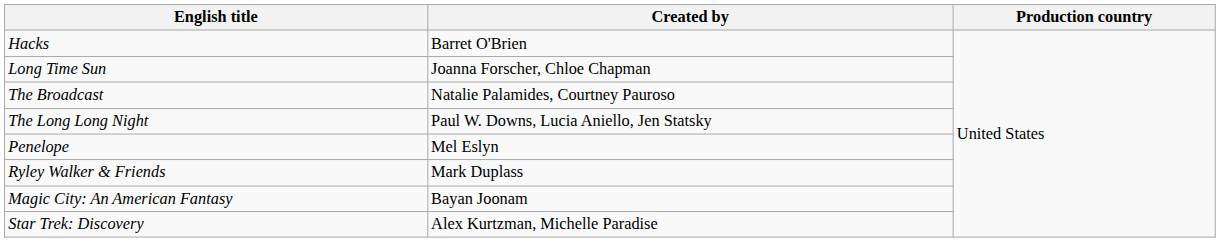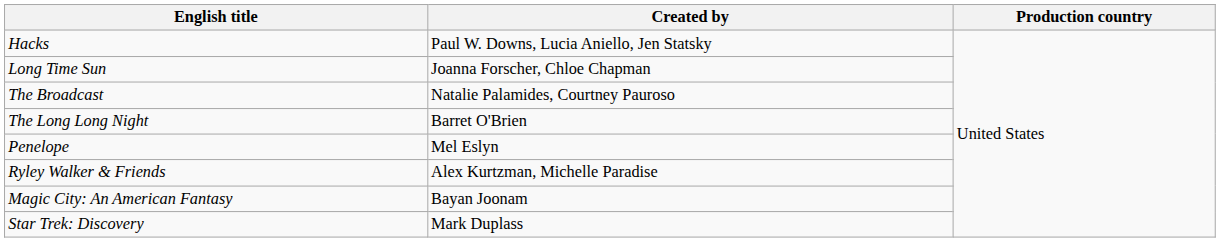(479, 43) Barret O'Brien -> (571, 43) Paul W. Downs, Lucia Aniello, Jen Statsky
(571, 120) Paul W. Downs, Lucia Aniello, Jen Statsky -> (479, 120) Barret O'Brien
(477, 172) Mark Duplass -> (544, 172) Alex Kurtzman, Michelle Paradise
(544, 224) Alex Kurtzman, Michelle Paradise -> (477, 224) Mark Duplass
